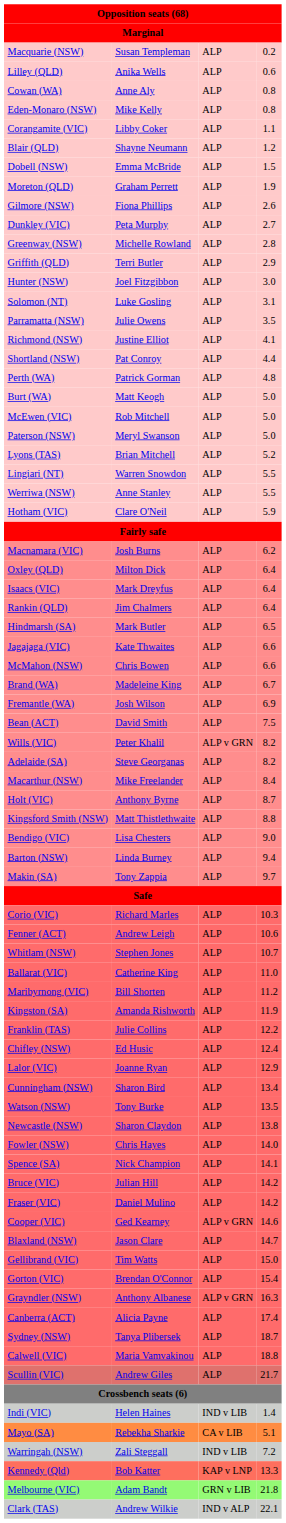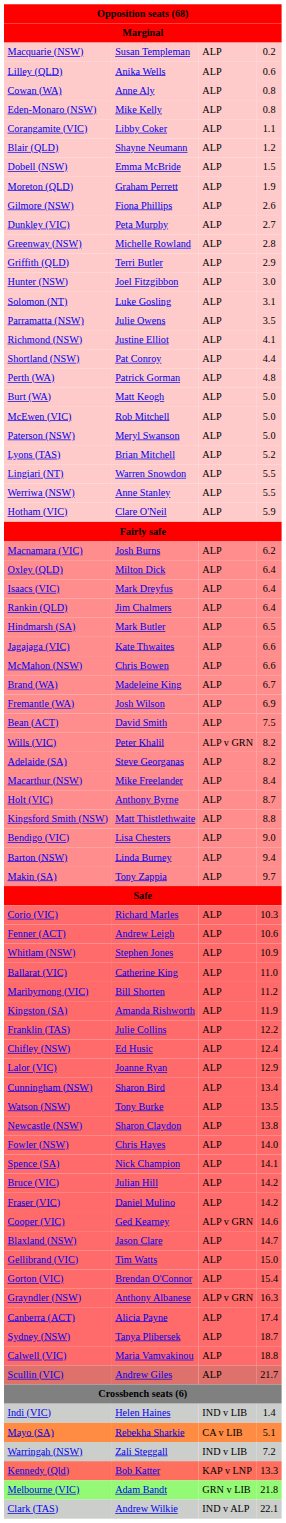(269, 953) 10.7 -> (269, 953) 10.9
